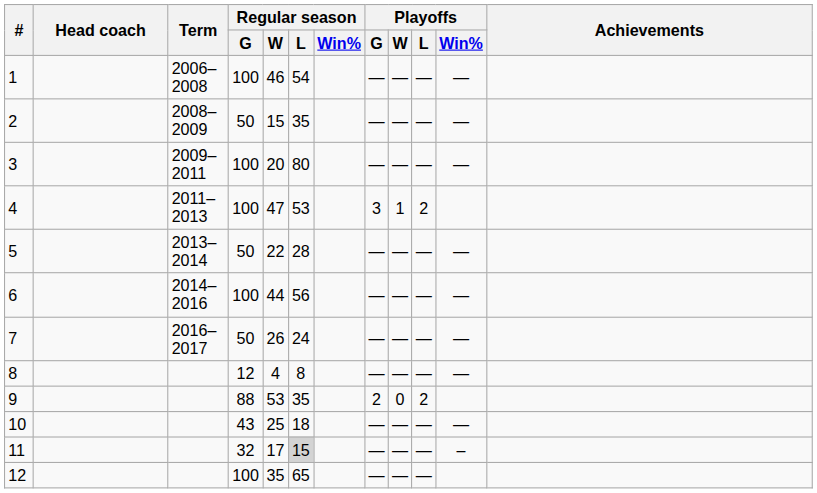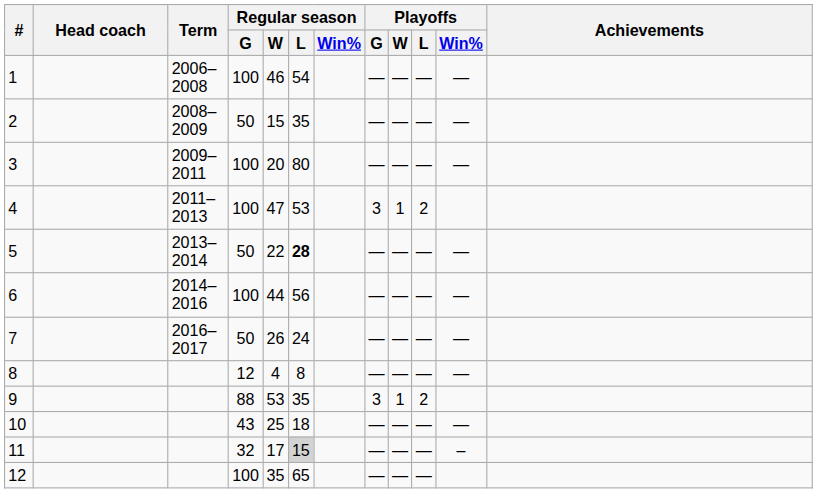(301, 252) normal -> (301, 252) bold
(376, 399) 2 -> (376, 399) 3
(400, 399) 0 -> (400, 399) 1
